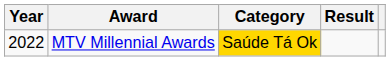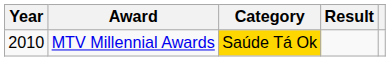(26, 42) 2022 -> (26, 42) 2010
